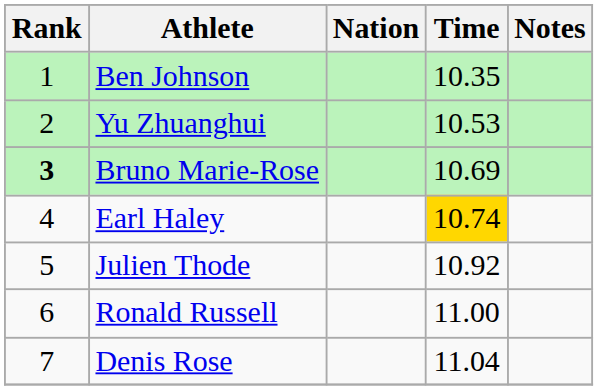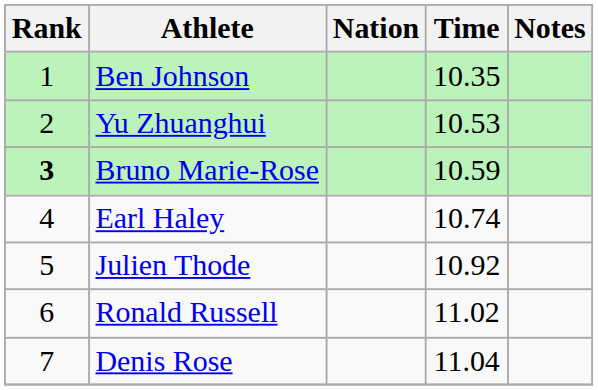(467, 170) 10.69 -> (467, 170) 10.59
(467, 218) gold background -> (467, 218) no background
(467, 312) 11.00 -> (467, 312) 11.02
